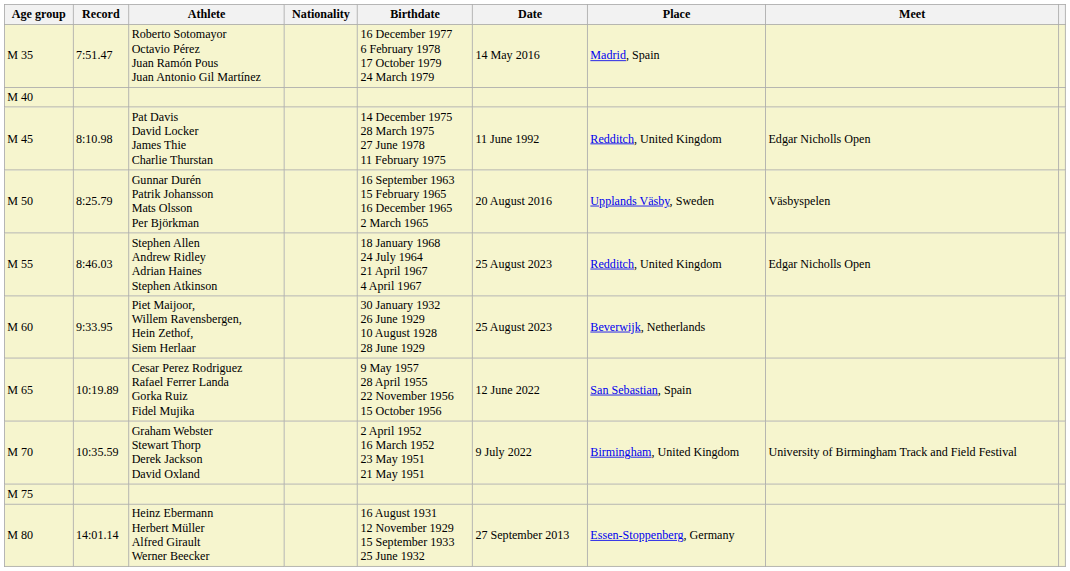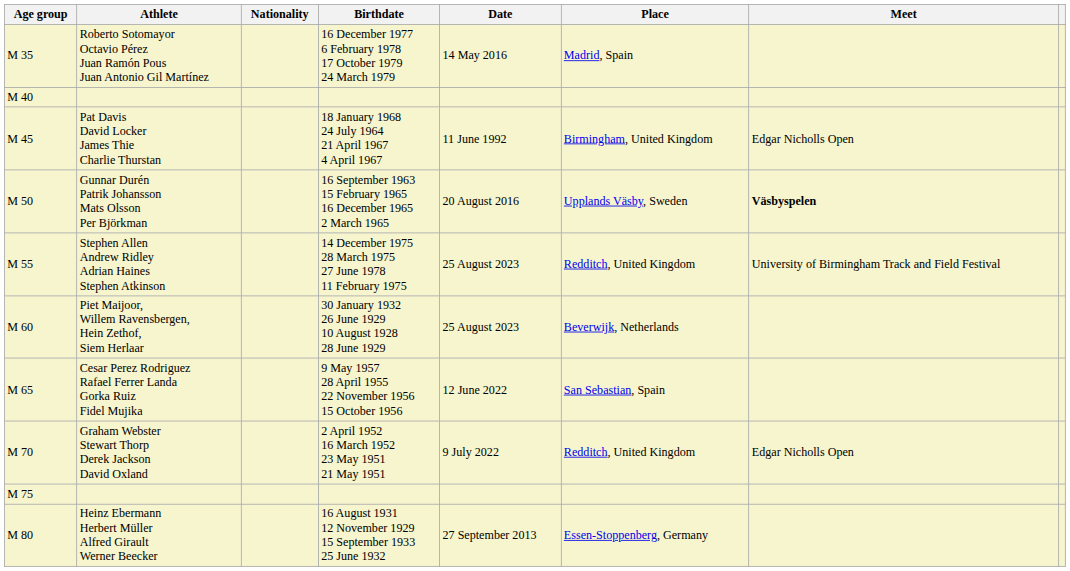- column: (101, 14)
(406, 138) 14 December 1975 28 March 1975 27 June 1978 11 February 1975 -> (361, 138) 18 January 1968 24 July 1964 21 April 1967 4 April 1967
(656, 138) Redditch, United Kingdom -> (638, 138) Birmingham, United Kingdom
(799, 201) normal -> (784, 201) bold
(400, 264) 18 January 1968 24 July 1964 21 April 1967 4 April 1967 -> (367, 264) 14 December 1975 28 March 1975 27 June 1978 11 February 1975
(819, 264) Edgar Nicholls Open -> (876, 264) University of Birmingham Track and Field Festival
(665, 452) Birmingham, United Kingdom -> (630, 452) Redditch, United Kingdom
(893, 452) University of Birmingham Track and Field Festival -> (803, 452) Edgar Nicholls Open
